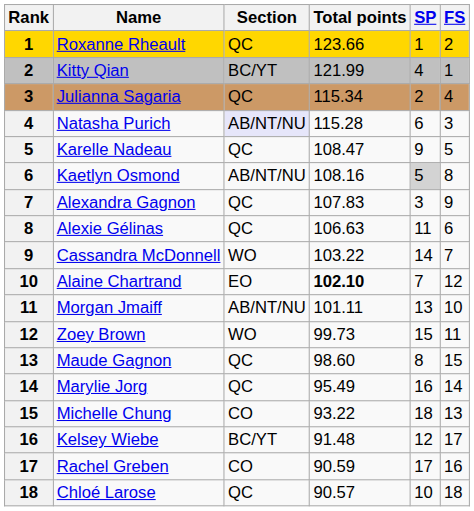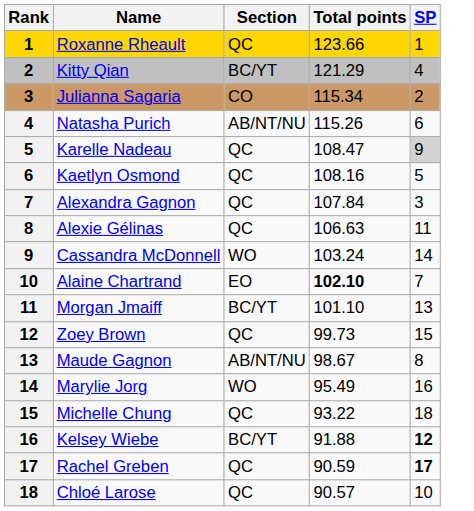- column: (455, 17)
(339, 70) 121.99 -> (339, 70) 121.29
(241, 96) QC -> (241, 96) CO
(267, 123) lavender background -> (267, 123) no background
(338, 123) 115.28 -> (338, 123) 115.26
(419, 149) no background -> (419, 149) lightgrey background
(267, 176) AB/NT/NU -> (241, 176) QC
(419, 176) lightgrey background -> (419, 176) no background
(339, 202) 107.83 -> (339, 202) 107.84
(339, 255) 103.22 -> (339, 255) 103.24
(267, 307) AB/NT/NU -> (253, 307) BC/YT
(338, 307) 101.11 -> (339, 307) 101.10
(242, 334) WO -> (241, 334) QC
(241, 360) QC -> (267, 360) AB/NT/NU
(334, 360) 98.60 -> (334, 360) 98.67
(241, 387) QC -> (242, 387) WO
(241, 413) CO -> (241, 413) QC
(334, 439) 91.48 -> (334, 439) 91.88
(423, 439) normal -> (423, 439) bold
(241, 466) CO -> (241, 466) QC
(423, 466) normal -> (423, 466) bold
